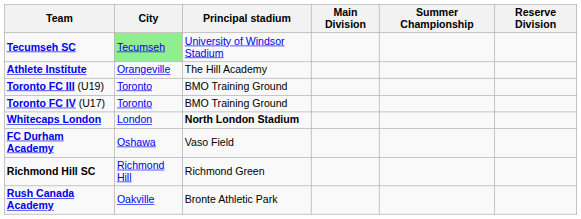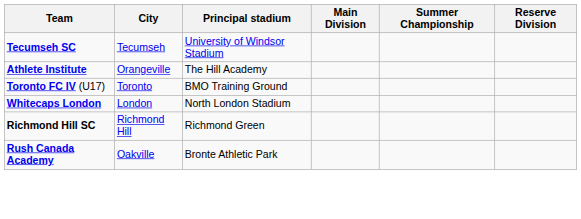(141, 47) lightgreen background -> (141, 47) no background
- row: (55, 86)
(242, 120) bold -> (238, 103) normal
- row: (35, 143)
